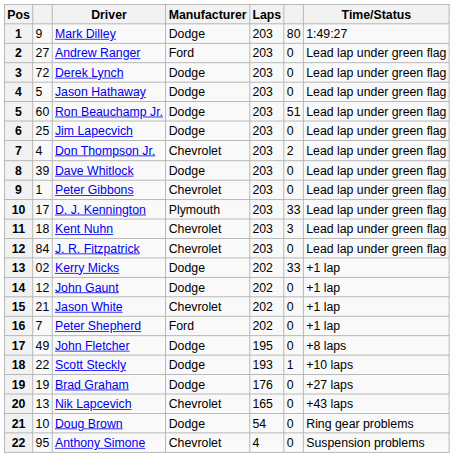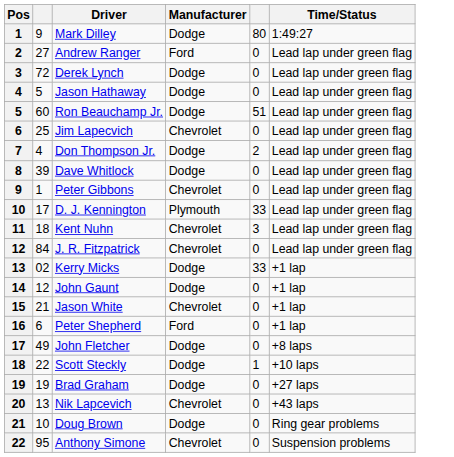- column: (267, 14)
(187, 131) Dodge -> (195, 131) Chevrolet
(195, 151) Chevrolet -> (187, 151) Dodge
(39, 326) 7 -> (39, 326) 6
